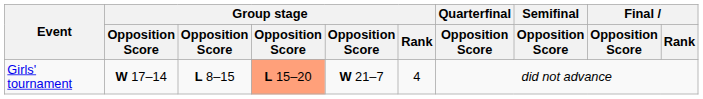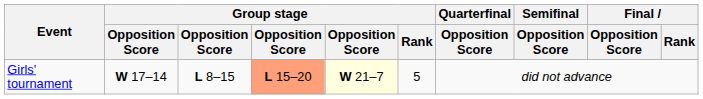(362, 76) no background -> (362, 76) lightyellow background
(417, 76) 4 -> (417, 76) 5
